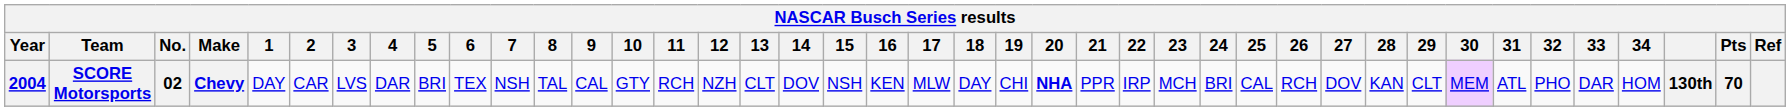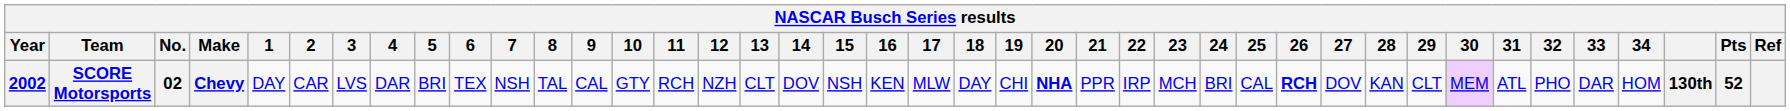(27, 83) 2004 -> (27, 83) 2002
(1299, 83) normal -> (1299, 83) bold
(1733, 83) 70 -> (1733, 83) 52
